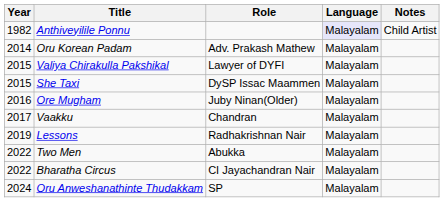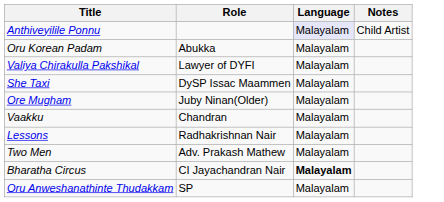- column: (19, 13)
(261, 48) Adv. Prakash Mathew -> (197, 48) Abukka
(227, 153) Abukka -> (232, 153) Adv. Prakash Mathew
(352, 170) normal -> (324, 170) bold
